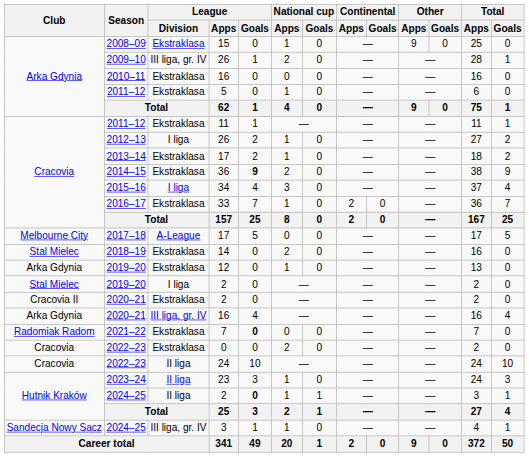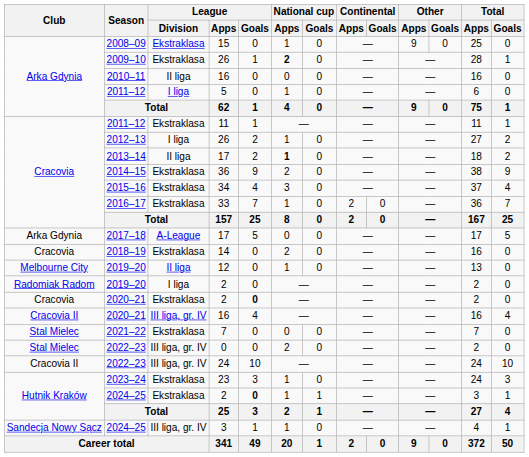(178, 60) III liga, gr. IV -> (178, 60) Ekstraklasa
(287, 60) normal -> (287, 60) bold
(178, 76) Ekstraklasa -> (178, 76) II liga
(178, 92) Ekstraklasa -> (178, 92) I liga
(178, 156) Ekstraklasa -> (178, 156) II liga
(287, 156) normal -> (287, 156) bold
(255, 172) bold -> (255, 172) normal
(178, 188) I liga -> (178, 188) Ekstraklasa
(54, 236) Melbourne City -> (54, 236) Arka Gdynia
(54, 252) Stal Mielec -> (54, 252) Cracovia
(54, 268) Arka Gdynia -> (54, 268) Melbourne City
(178, 268) Ekstraklasa -> (178, 268) II liga
(54, 284) Stal Mielec -> (54, 284) Radomiak Radom
(54, 300) Cracovia II -> (54, 300) Cracovia
(255, 300) normal -> (255, 300) bold
(54, 316) Arka Gdynia -> (54, 316) Cracovia II
(54, 332) Radomiak Radom -> (54, 332) Stal Mielec
(255, 332) bold -> (255, 332) normal
(54, 348) Cracovia -> (54, 348) Stal Mielec
(178, 348) Ekstraklasa -> (178, 348) III liga, gr. IV
(54, 364) Cracovia -> (54, 364) Cracovia II
(178, 364) II liga -> (178, 364) III liga, gr. IV
(178, 380) II liga -> (178, 380) Ekstraklasa
(178, 396) II liga -> (178, 396) Ekstraklasa
